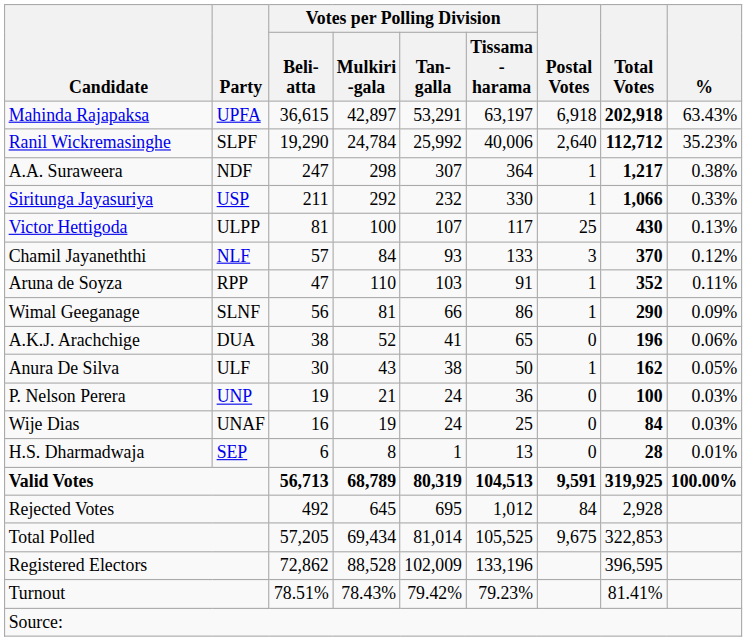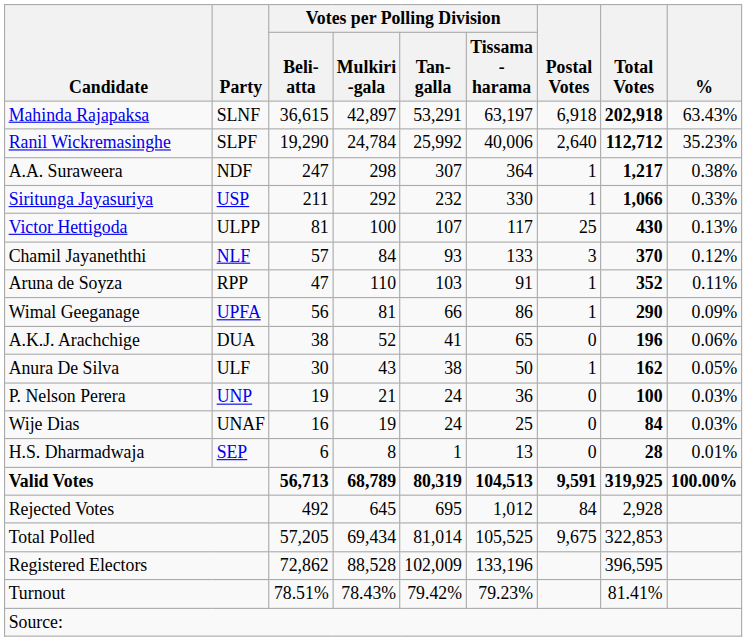(239, 114) UPFA -> (238, 114) SLNF
(238, 312) SLNF -> (239, 312) UPFA
